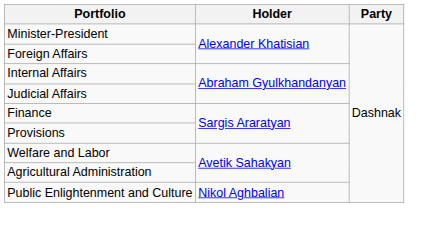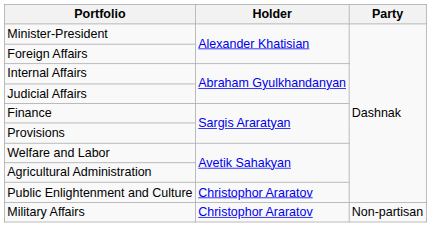(241, 192) Nikol Aghbalian -> (255, 192) Christophor Araratov
+ row: (46, 212)
